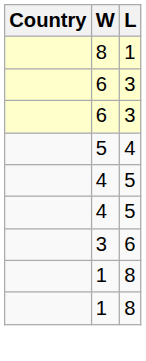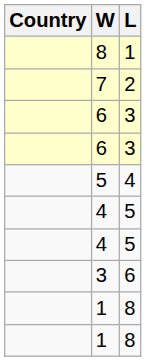+ row: (101, 84)
